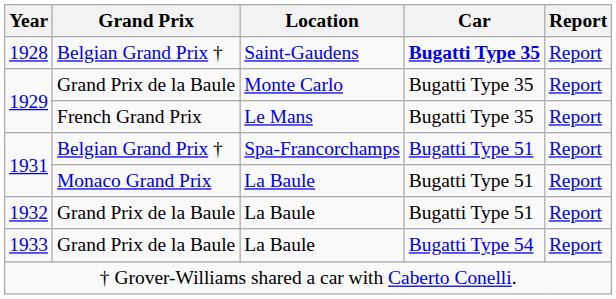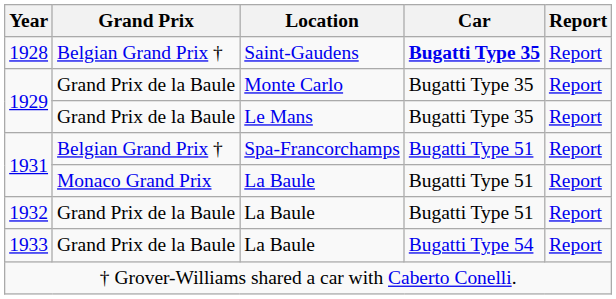(129, 116) French Grand Prix -> (146, 116) Grand Prix de la Baule
